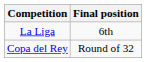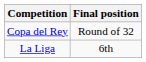rows swapped: (37, 31) <-> (37, 48)
